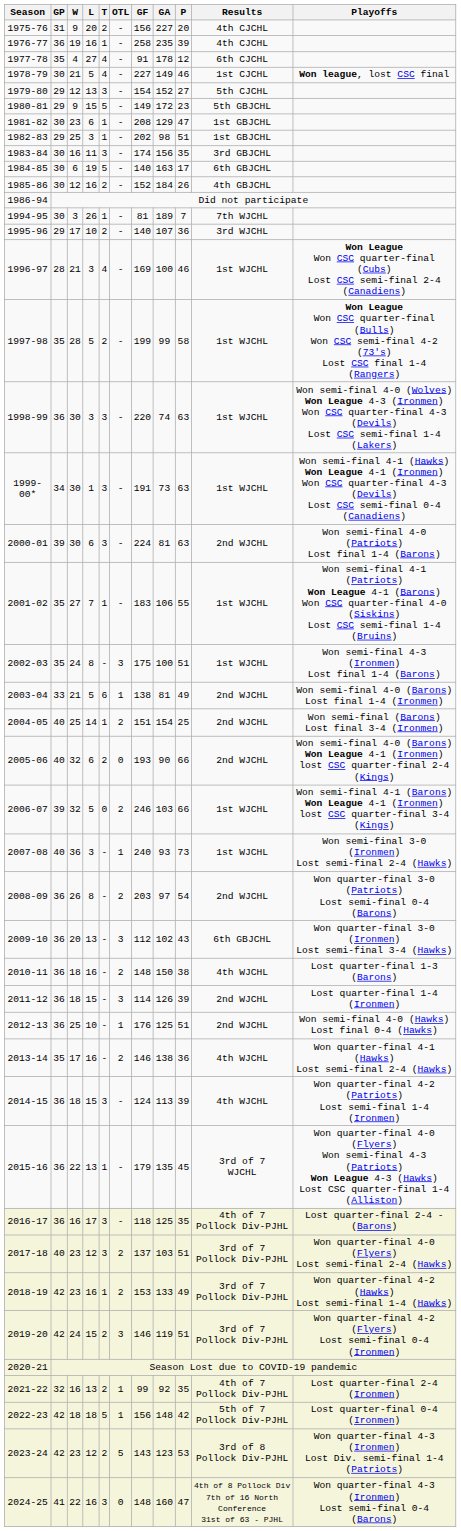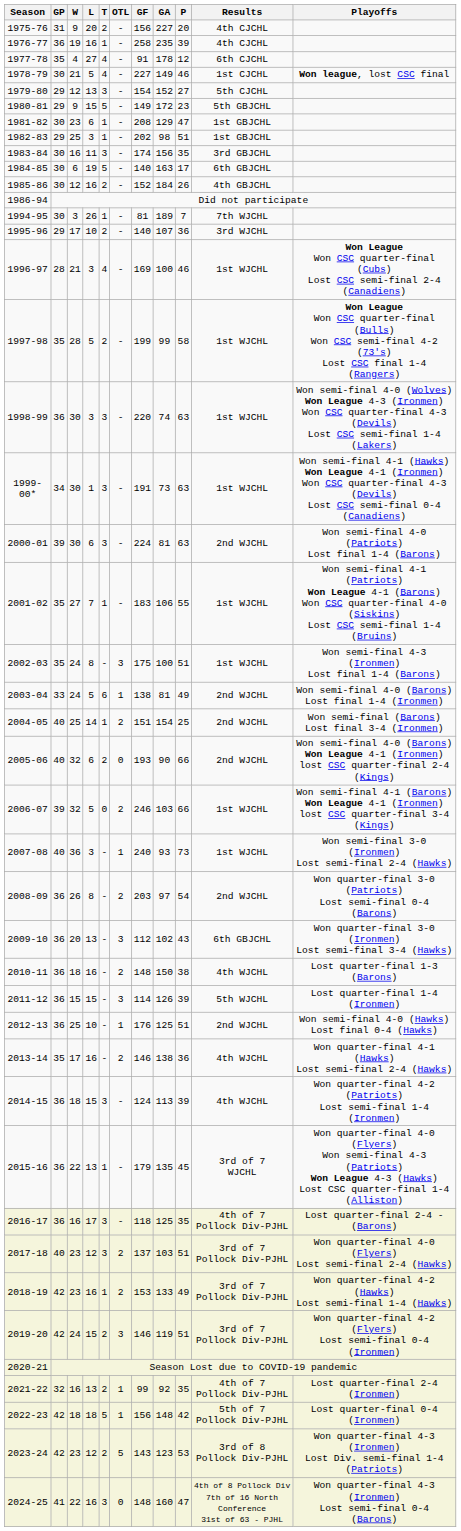(75, 696) 21 -> (75, 696) 24
(75, 999) 18 -> (75, 999) 15
(242, 999) 2nd WJCHL -> (242, 999) 5th WJCHL
